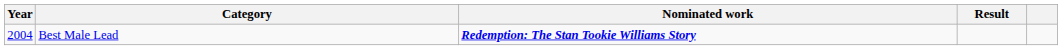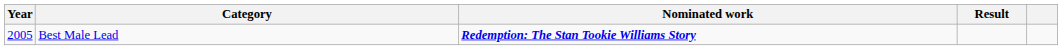(20, 34) 2004 -> (20, 34) 2005
